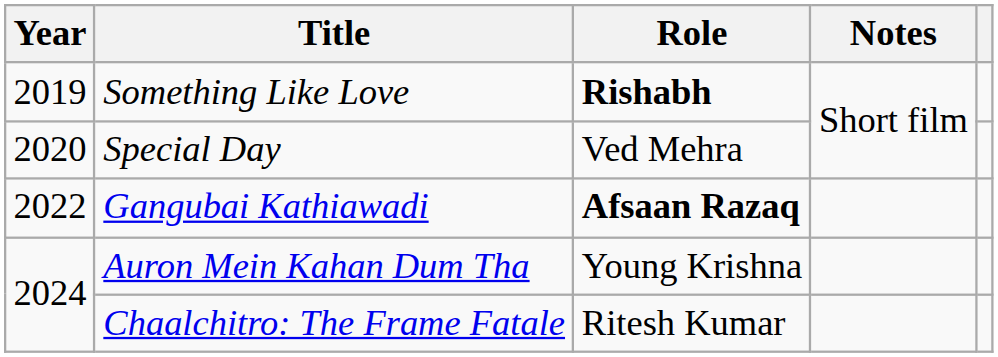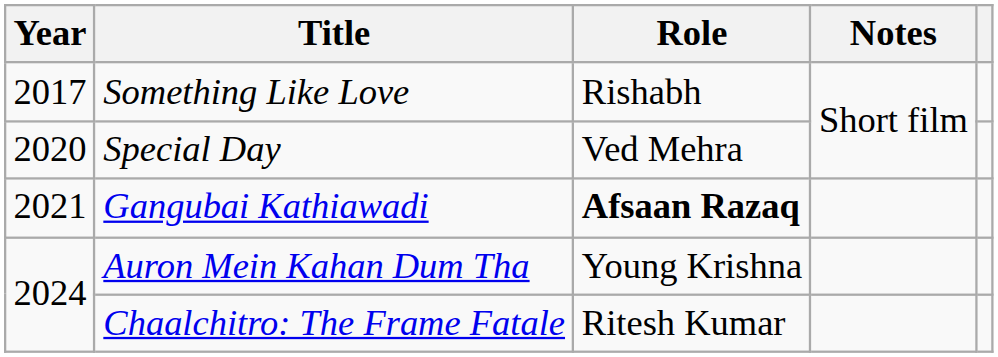(50, 91) 2019 -> (50, 91) 2017
(647, 91) bold -> (642, 91) normal
(50, 206) 2022 -> (50, 206) 2021
